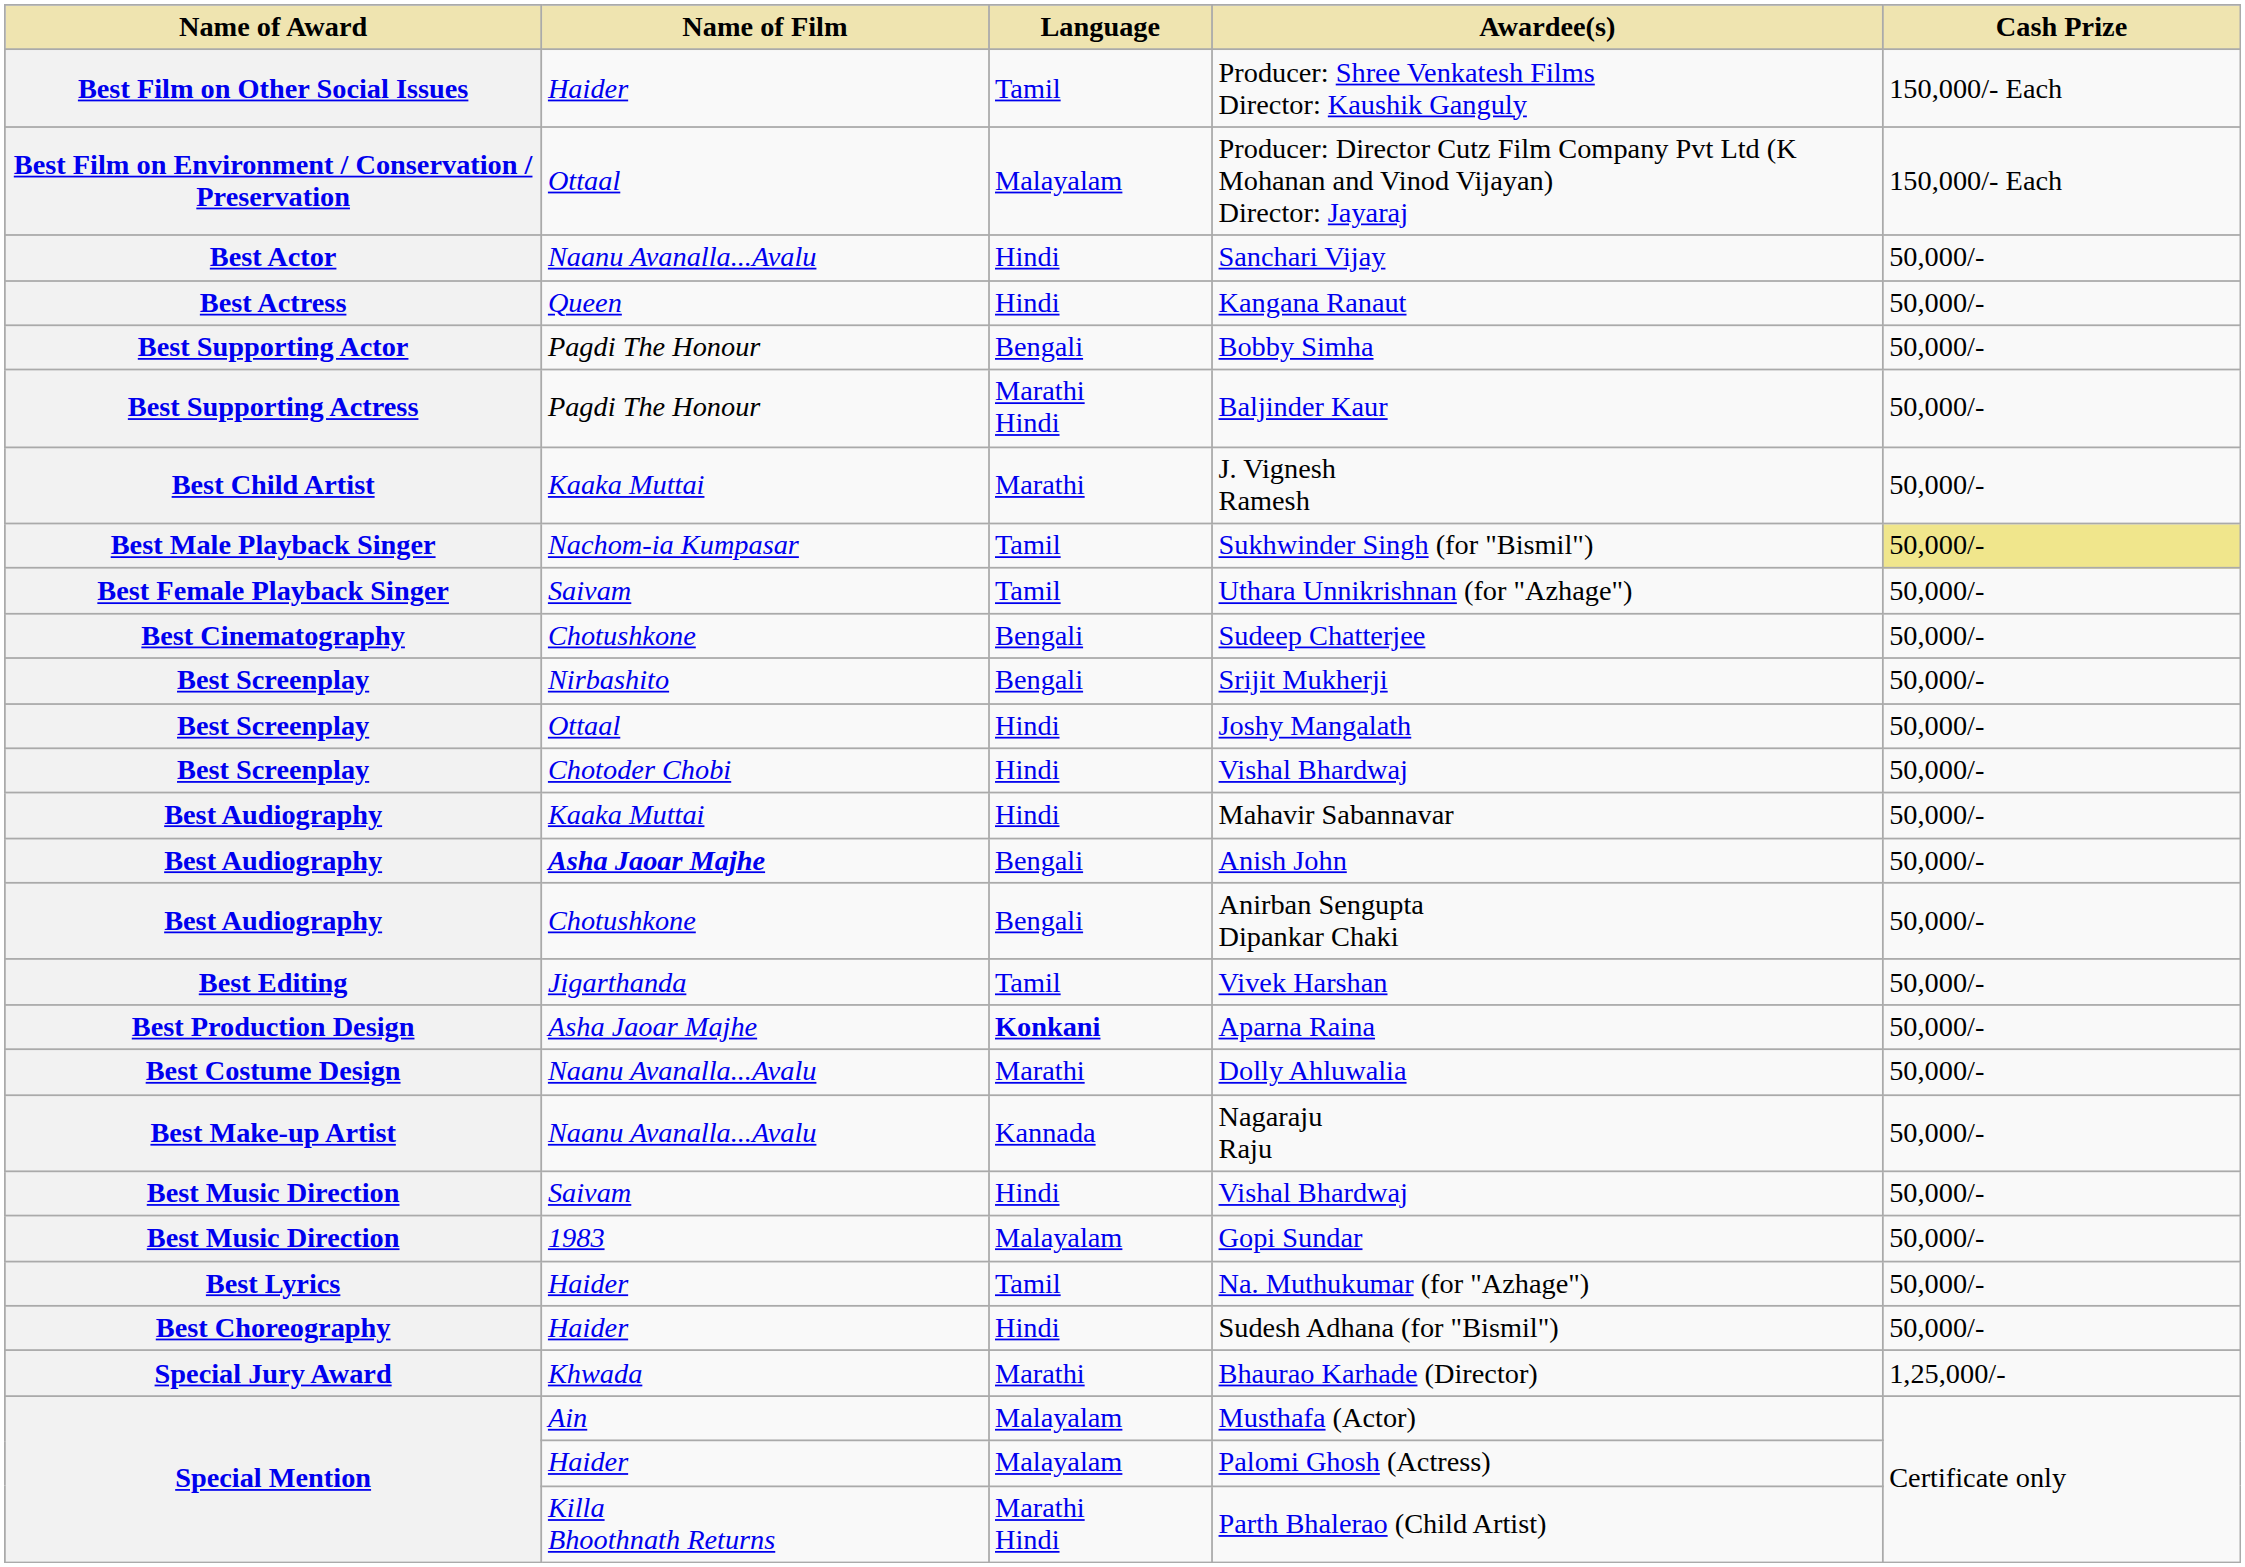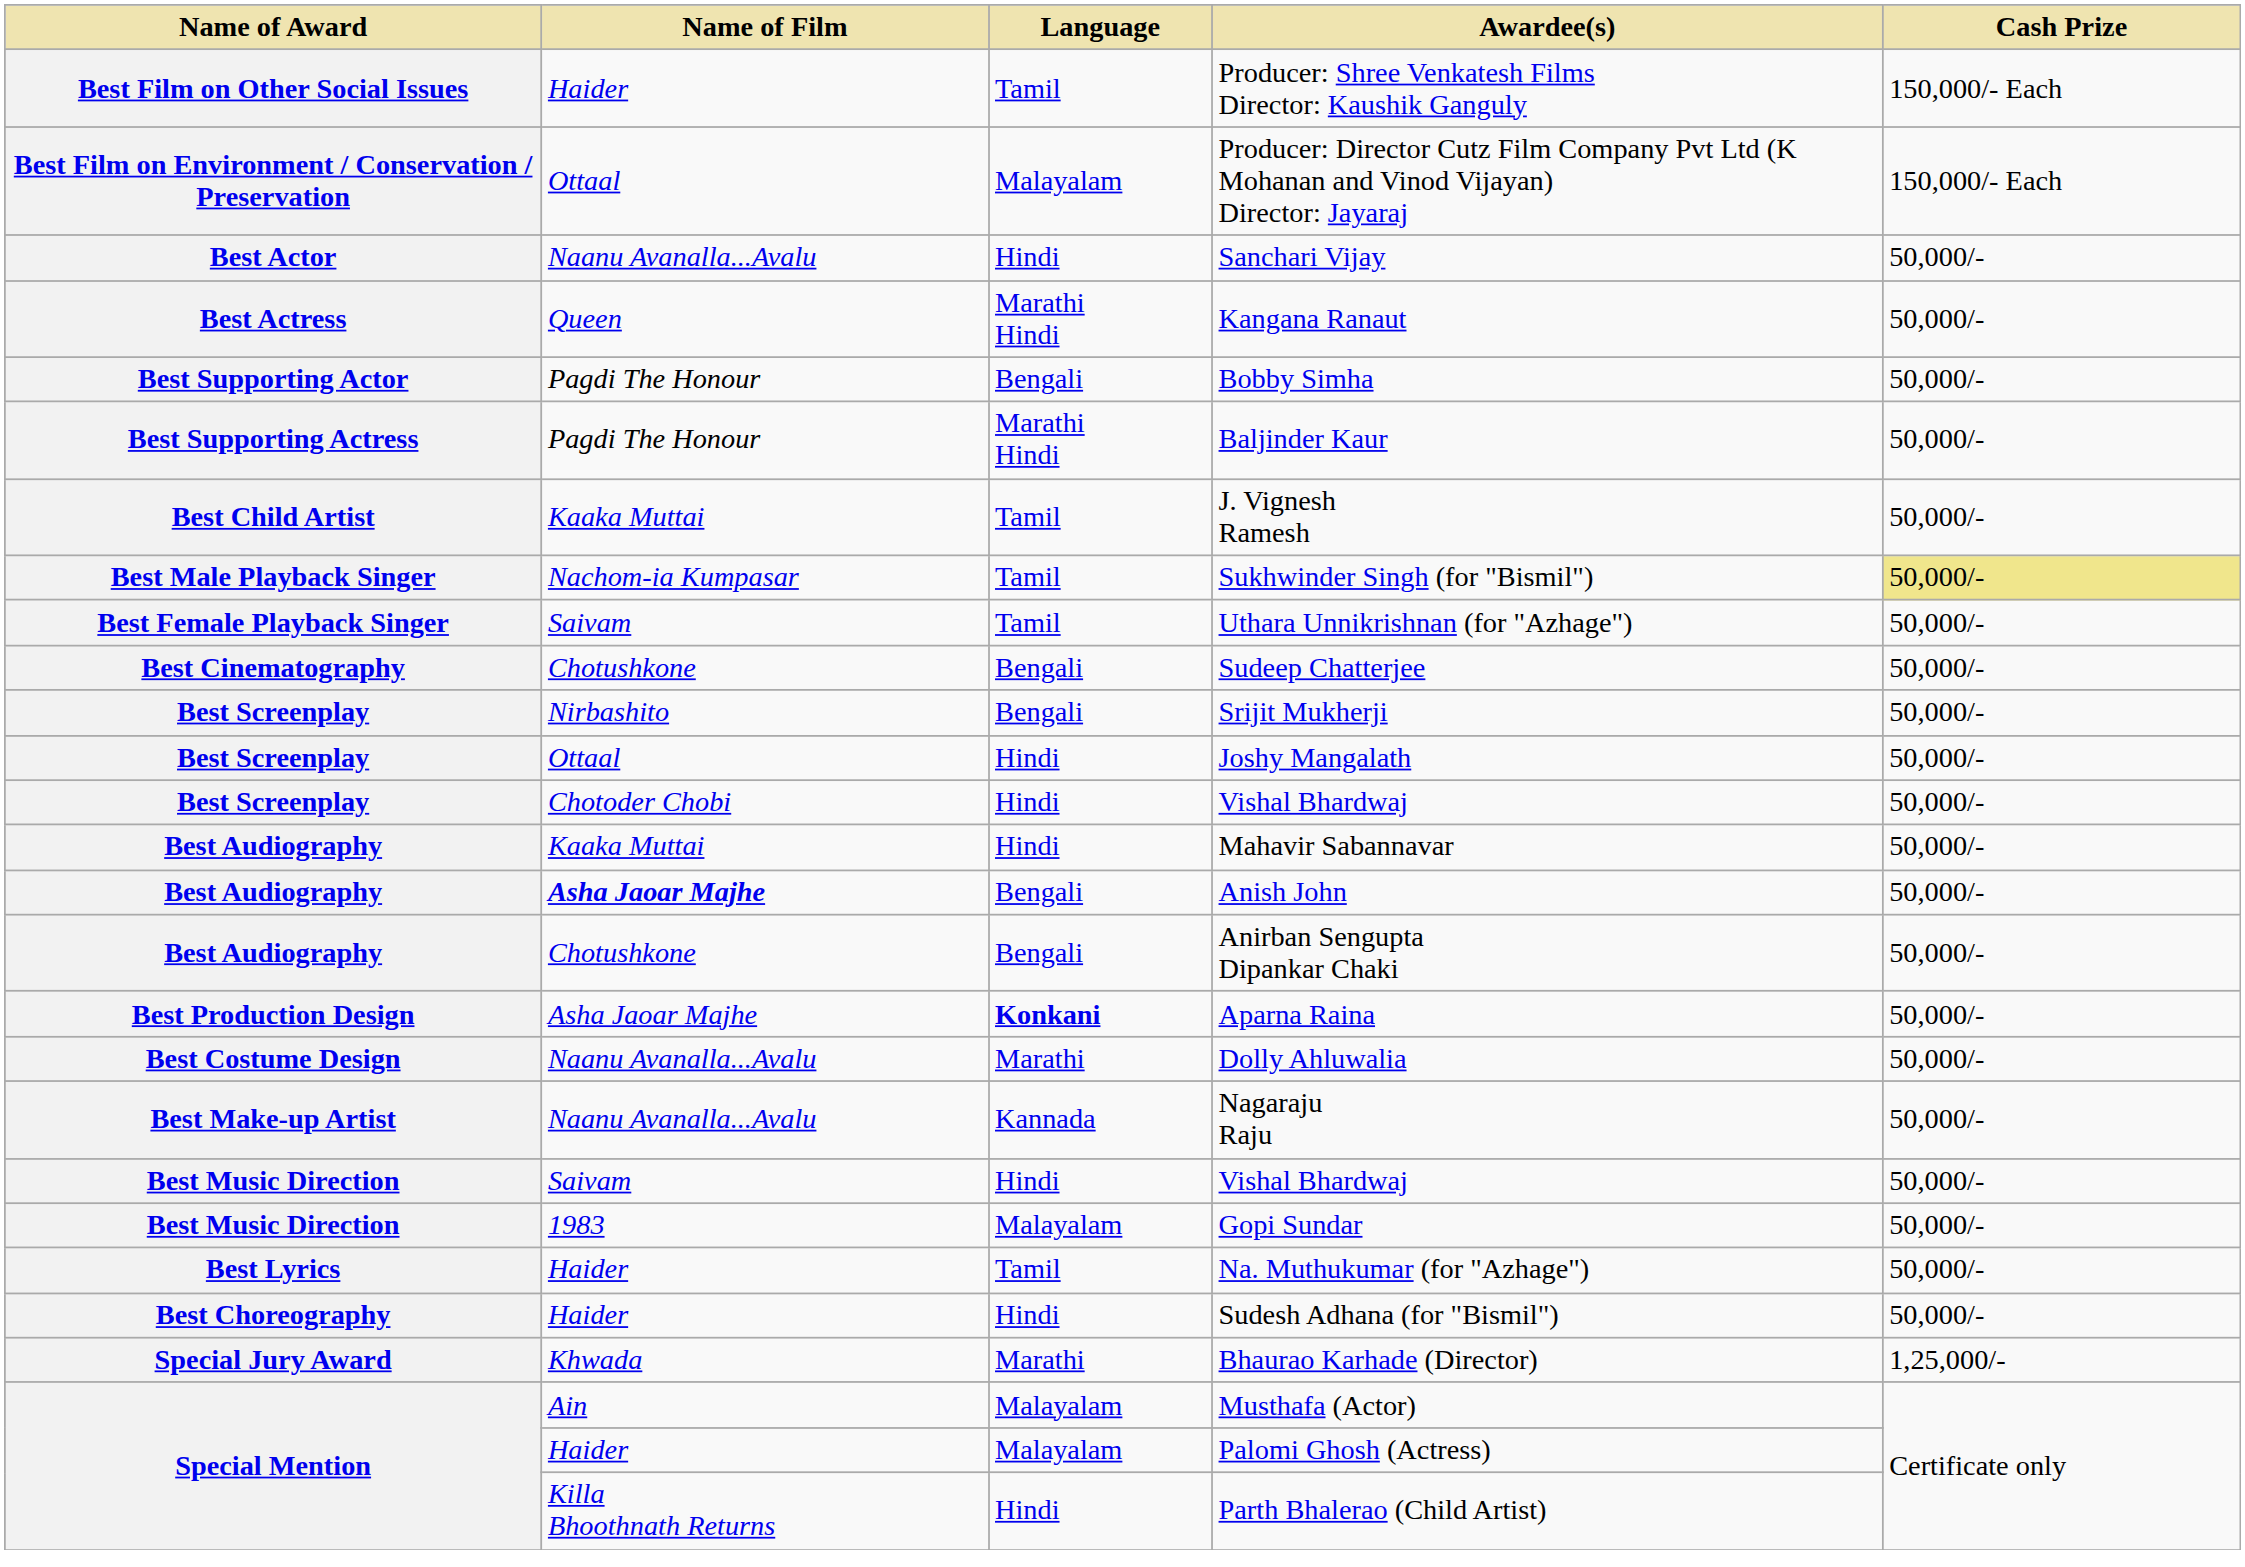(1027, 302) Hindi -> (1040, 318) Marathi Hindi
(1040, 484) Marathi -> (1028, 516) Tamil
- row: (273, 981)
(1040, 1523) Marathi Hindi -> (1027, 1510) Hindi
